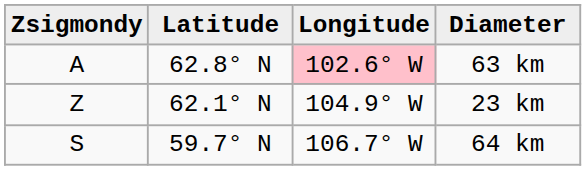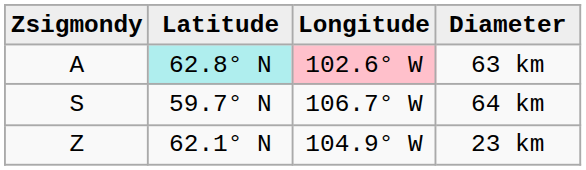(220, 65) no background -> (220, 65) paleturquoise background
rows swapped: (508, 144) <-> (508, 105)
